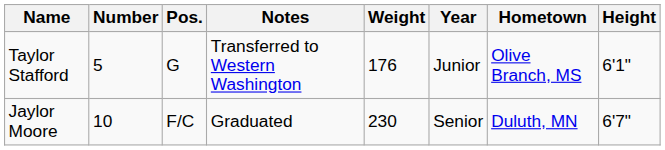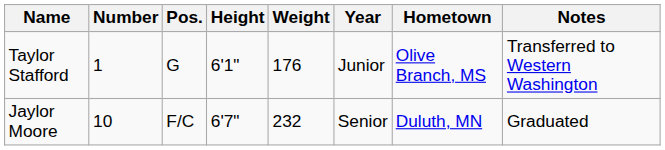columns swapped: (629, 18) <-> (285, 18)
(98, 65) 5 -> (98, 65) 1
(382, 121) 230 -> (287, 121) 232
